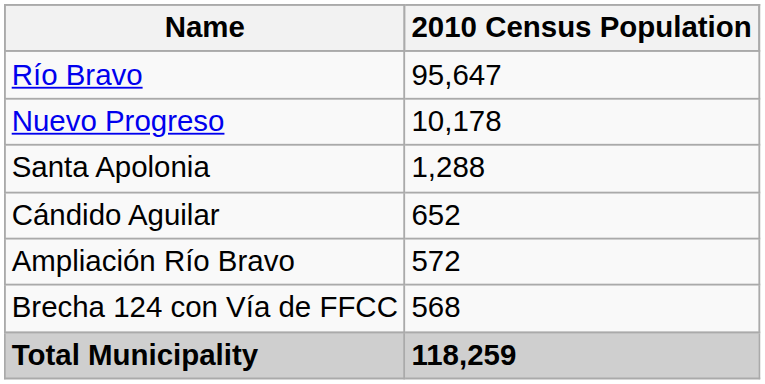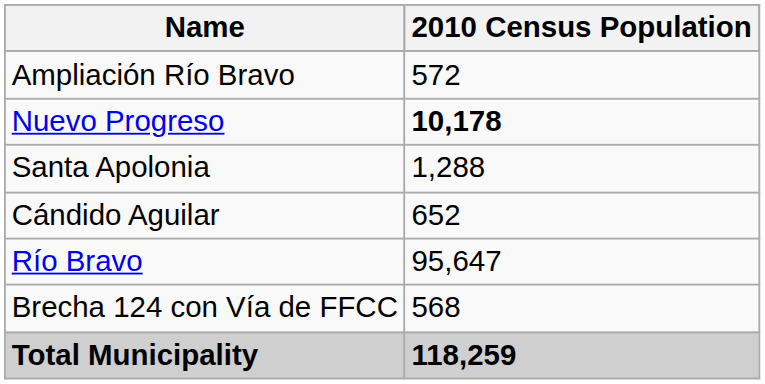rows swapped: (77, 74) <-> (153, 261)
(456, 121) normal -> (456, 121) bold
